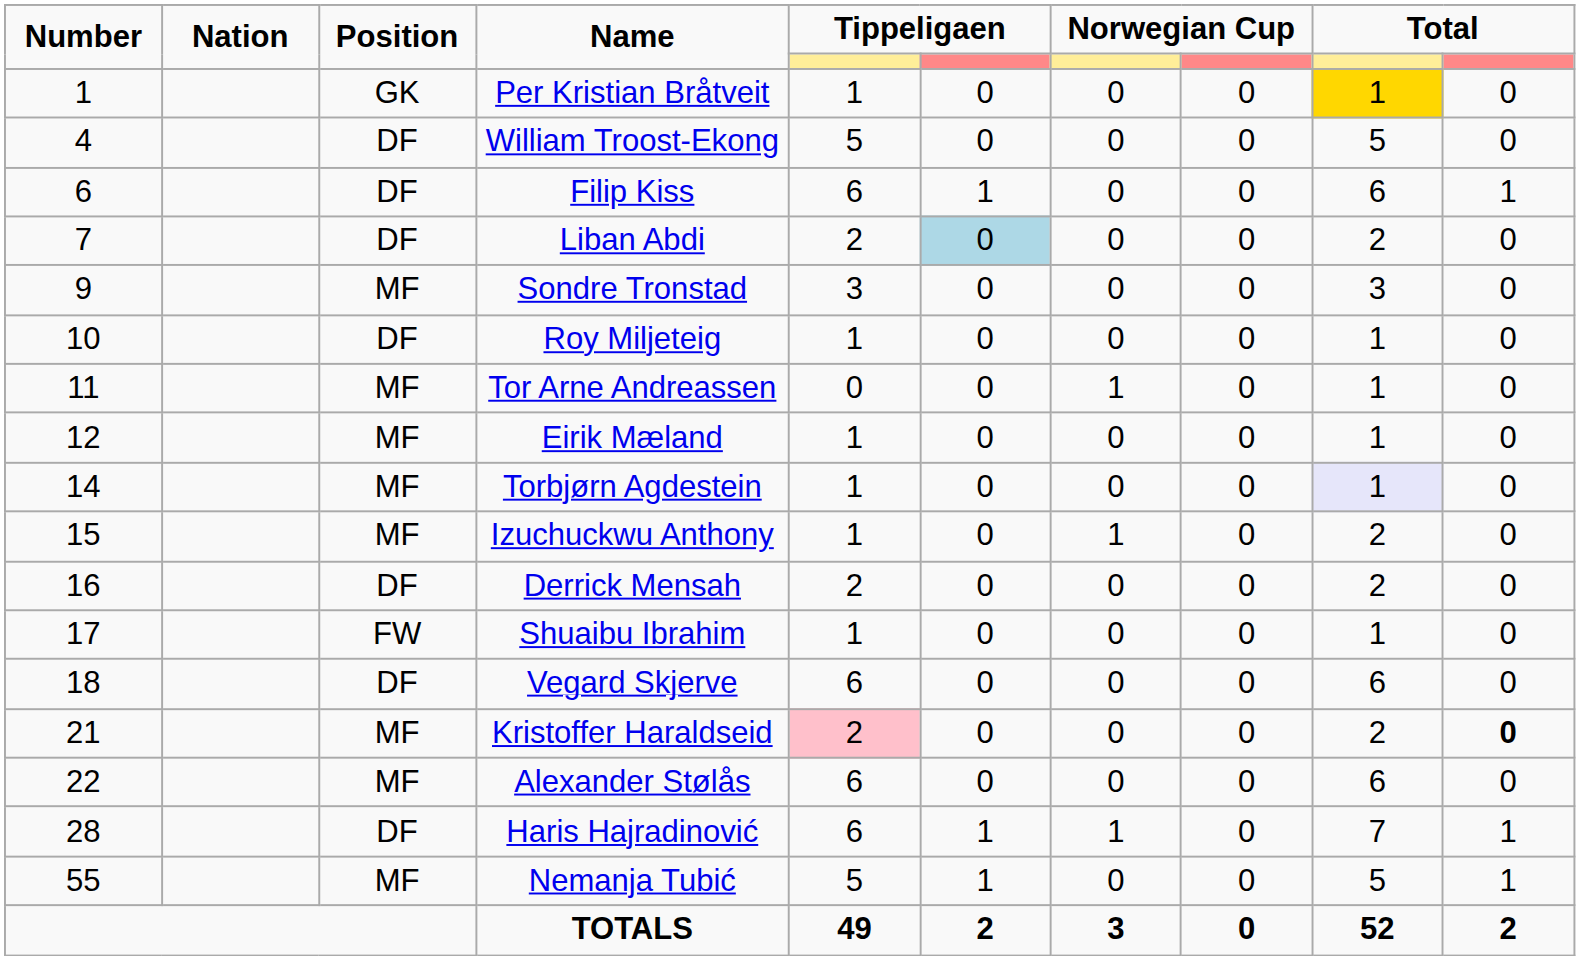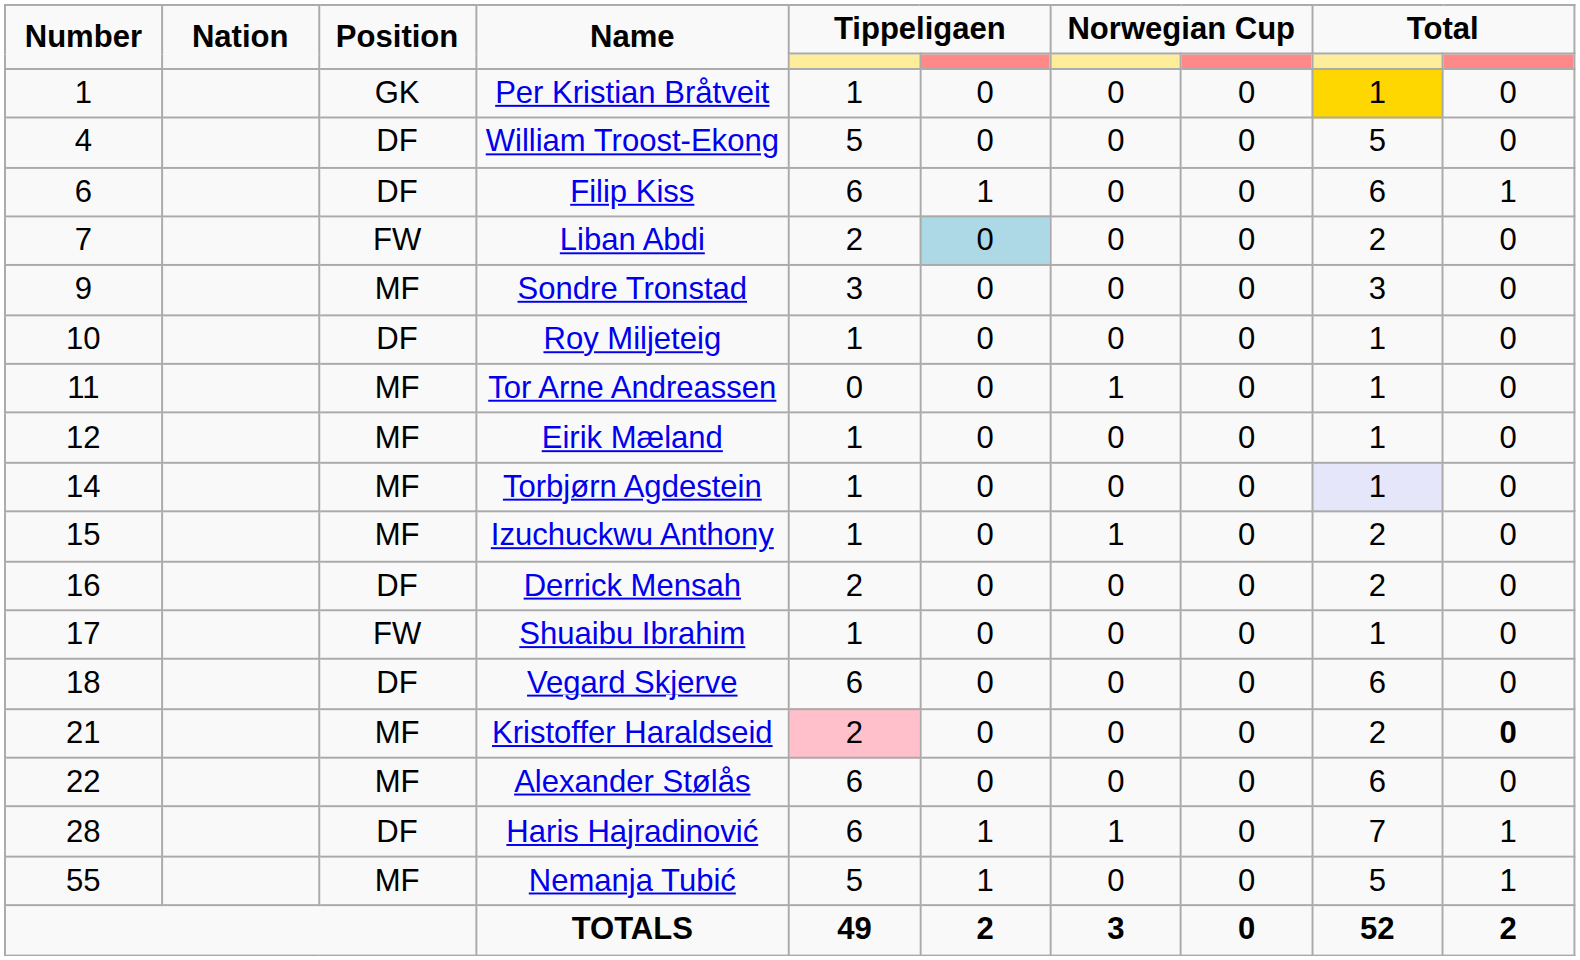(397, 240) DF -> (397, 240) FW
